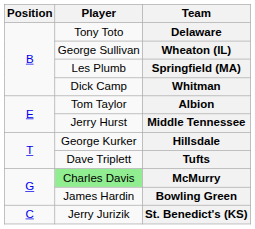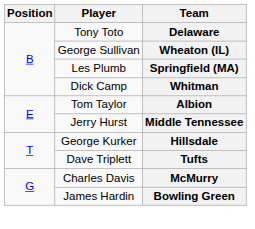(99, 178) lightgreen background -> (99, 178) no background
- row: (196, 214)
